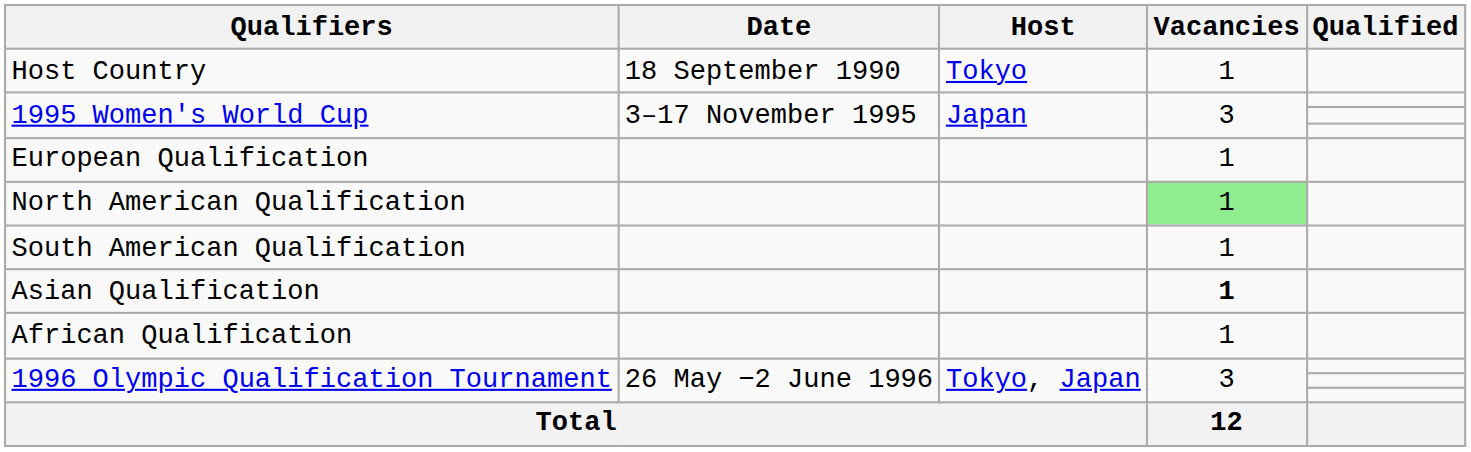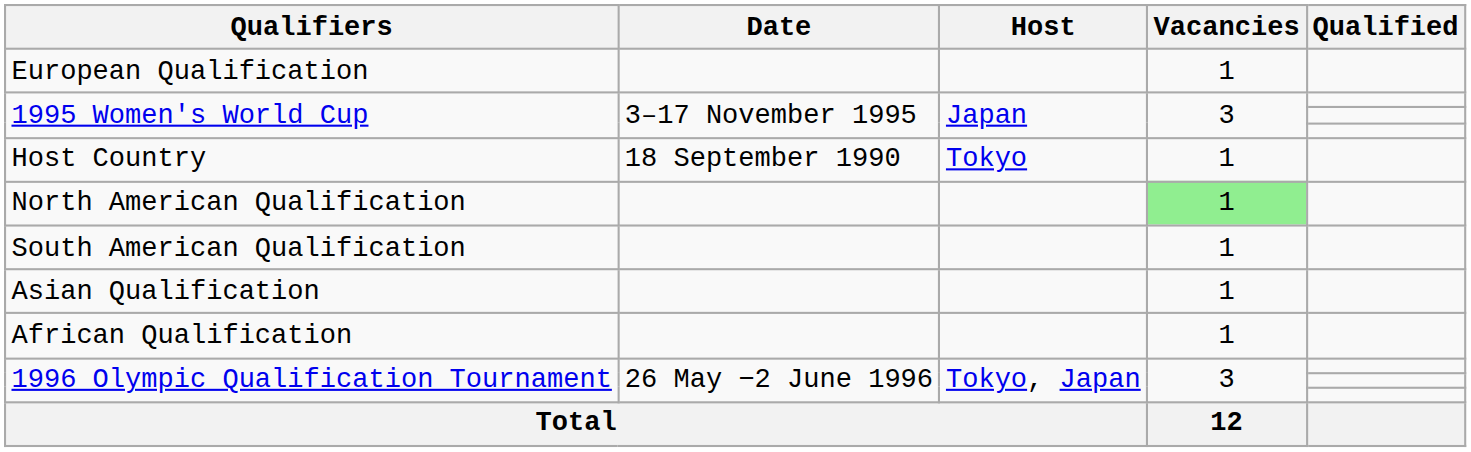rows swapped: (109, 71) <-> (190, 159)
(1227, 291) bold -> (1227, 291) normal
